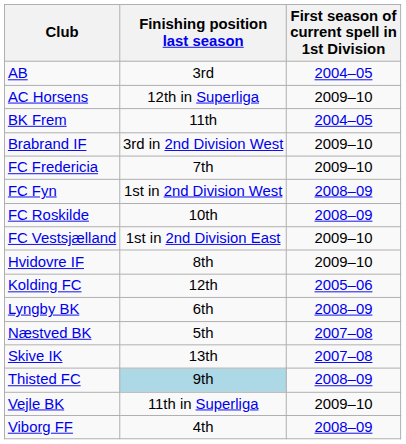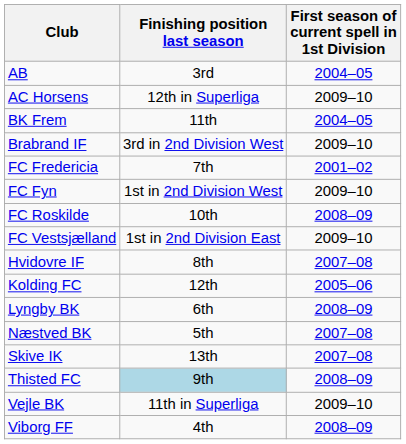(343, 167) 2009–10 -> (343, 167) 2001–02
(343, 191) 2008–09 -> (343, 191) 2009–10
(343, 262) 2009–10 -> (343, 262) 2007–08
